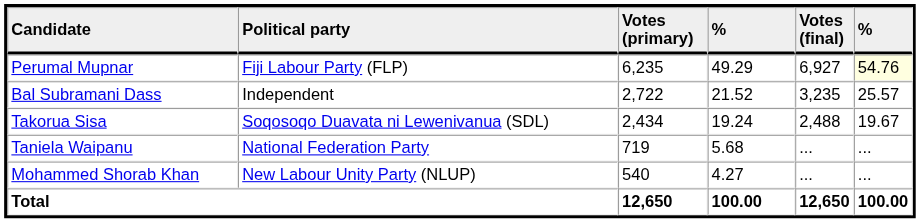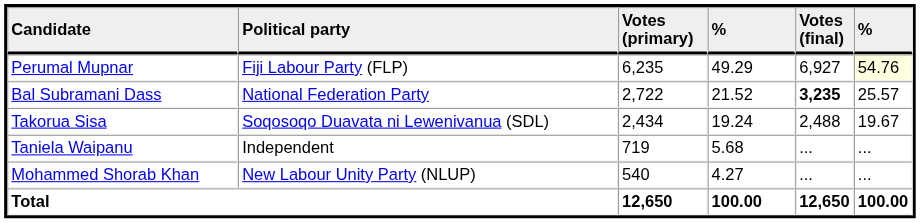(288, 94) Independent -> (336, 94) National Federation Party
(820, 94) normal -> (820, 94) bold
(336, 148) National Federation Party -> (288, 148) Independent
